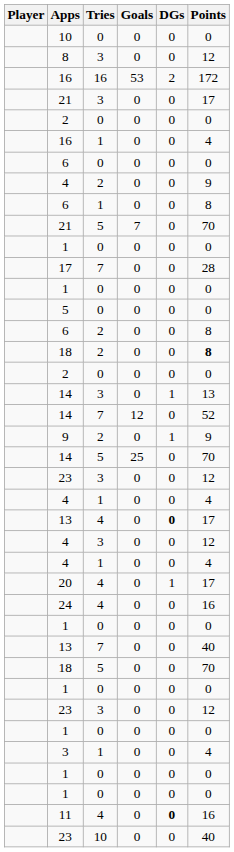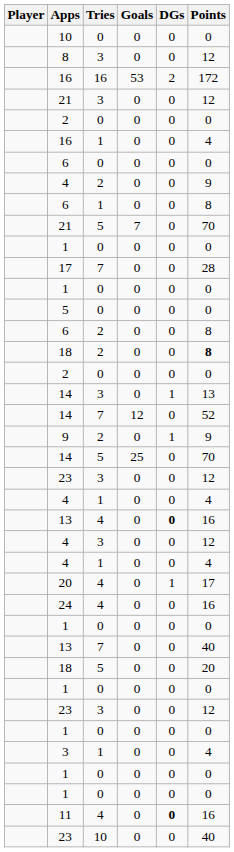(208, 99) 17 -> (208, 99) 12
(208, 520) 17 -> (208, 520) 16
(208, 667) 70 -> (208, 667) 20
